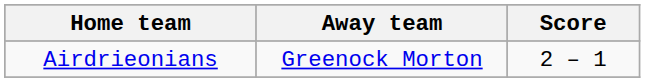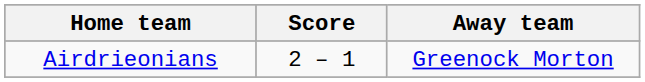columns swapped: (573, 23) <-> (382, 23)
